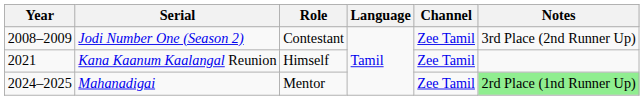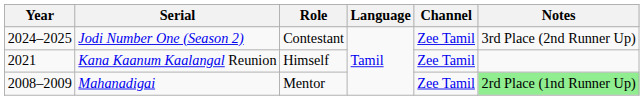(40, 38) 2008–2009 -> (40, 38) 2024–2025
(40, 83) 2024–2025 -> (40, 83) 2008–2009
